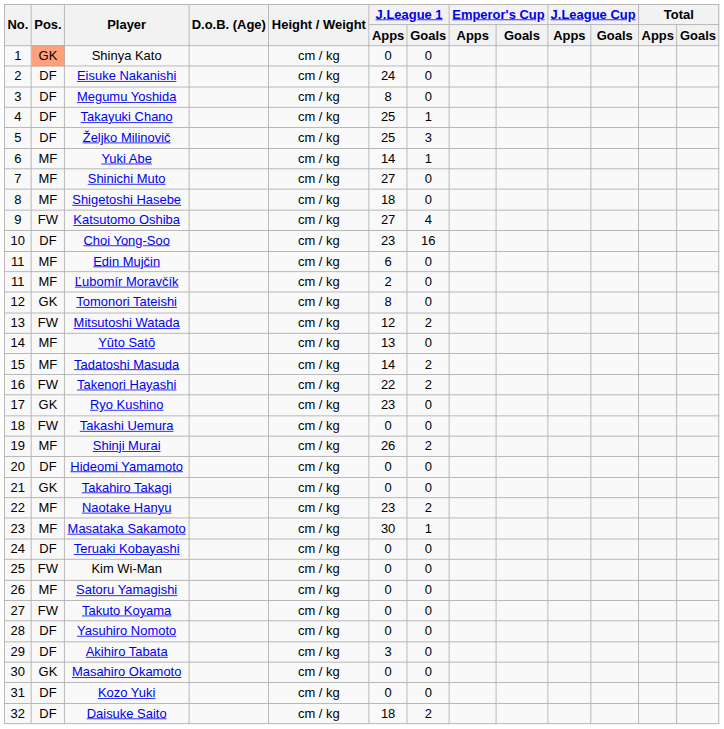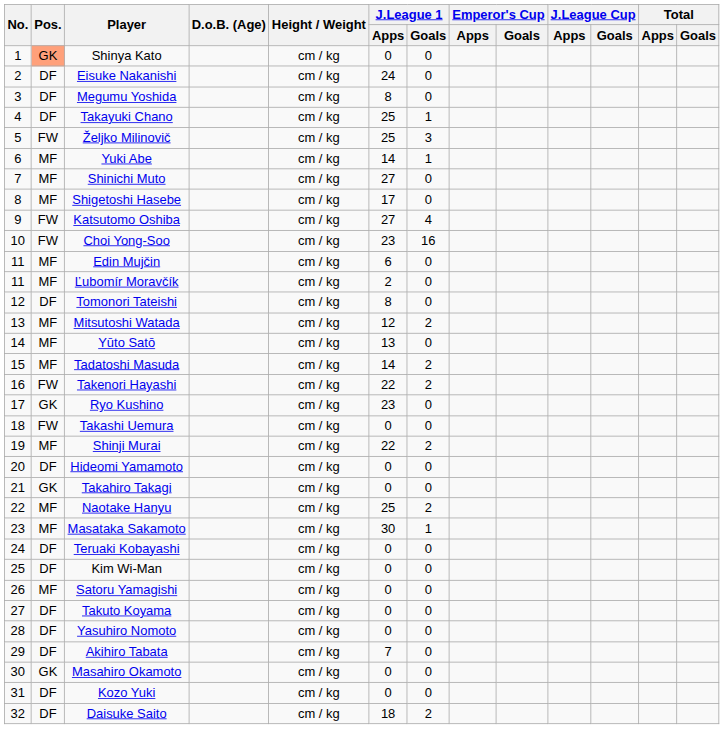(48, 138) DF -> (48, 138) FW
(388, 199) 18 -> (388, 199) 17
(48, 240) DF -> (48, 240) FW
(48, 302) GK -> (48, 302) DF
(48, 323) FW -> (48, 323) MF
(388, 446) 26 -> (388, 446) 22
(388, 508) 23 -> (388, 508) 25
(48, 569) FW -> (48, 569) DF
(48, 610) FW -> (48, 610) DF
(388, 651) 3 -> (388, 651) 7
